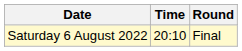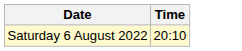- column: (213, 14)
